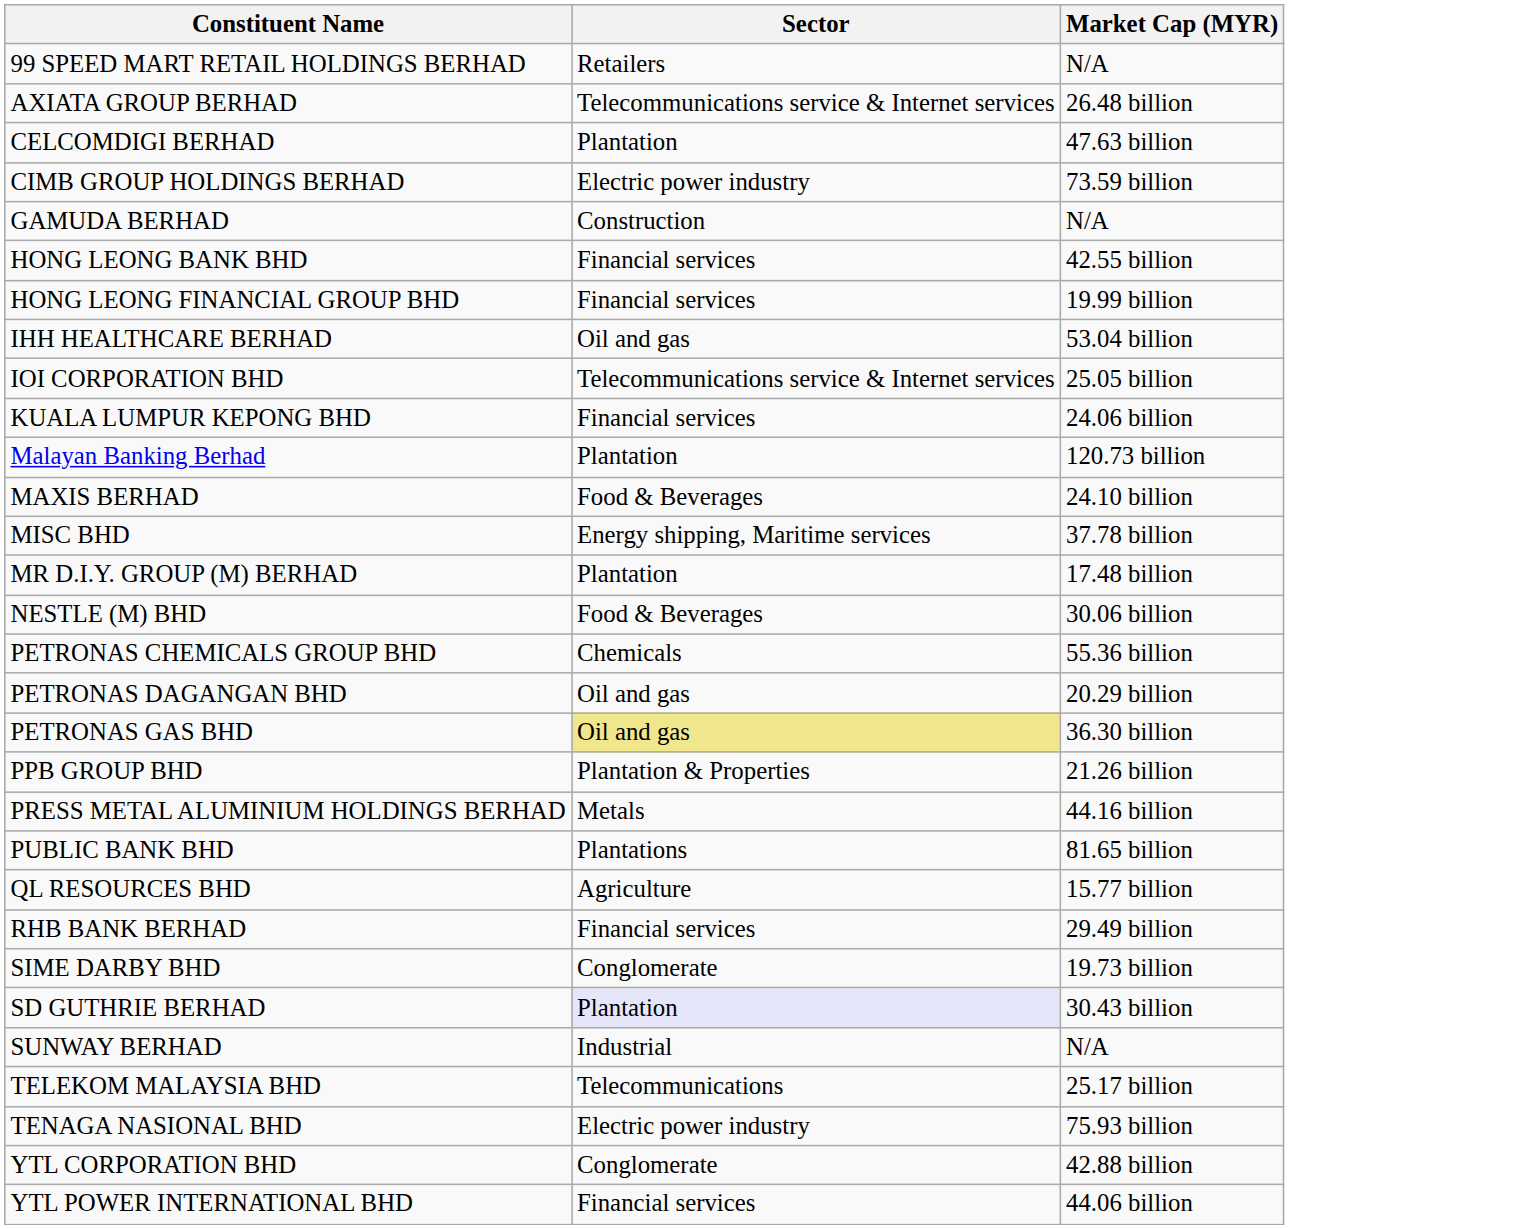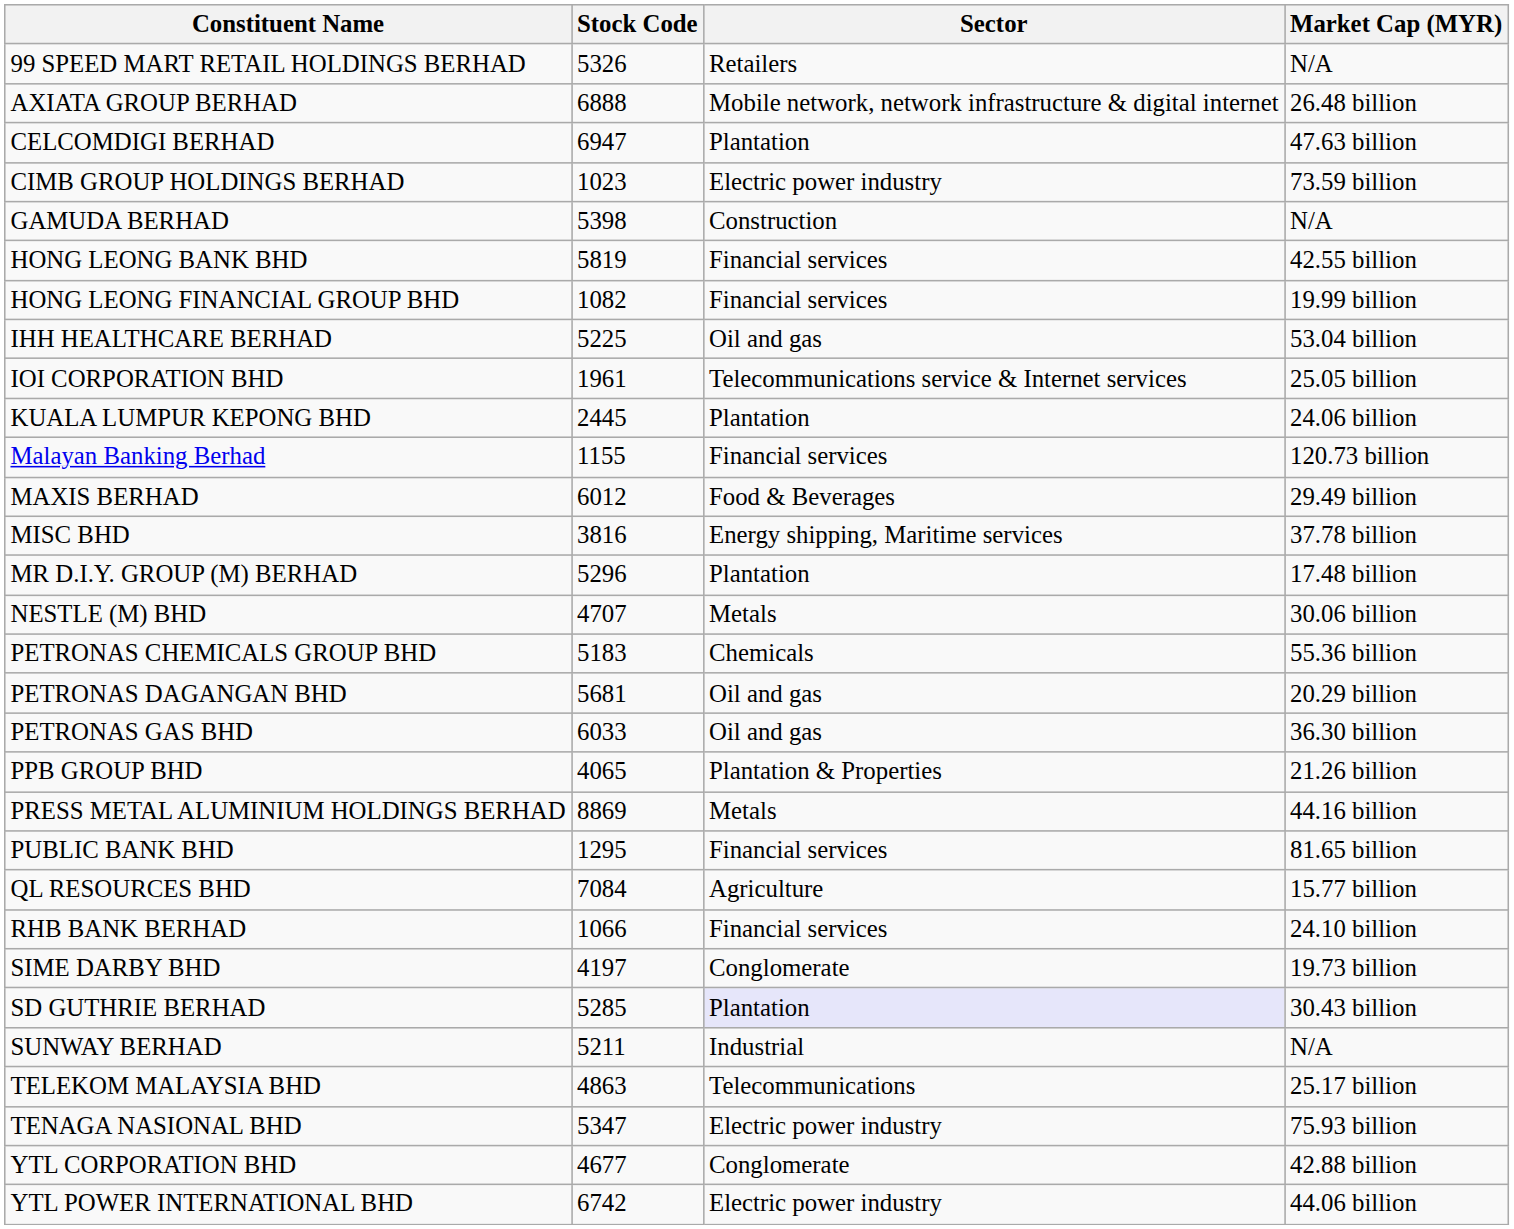+ column: (637, 24)
(816, 102) Telecommunications service & Internet services -> (994, 102) Mobile network, network infrastructure & digital internet
(666, 417) Financial services -> (759, 417) Plantation
(627, 456) Plantation -> (798, 456) Financial services
(1129, 496) 24.10 billion -> (1353, 496) 29.49 billion
(670, 614) Food & Beverages -> (743, 614) Metals
(634, 732) khaki background -> (766, 732) no background
(632, 850) Plantations -> (798, 850) Financial services
(1129, 928) 29.49 billion -> (1353, 928) 24.10 billion
(666, 1204) Financial services -> (825, 1204) Electric power industry
